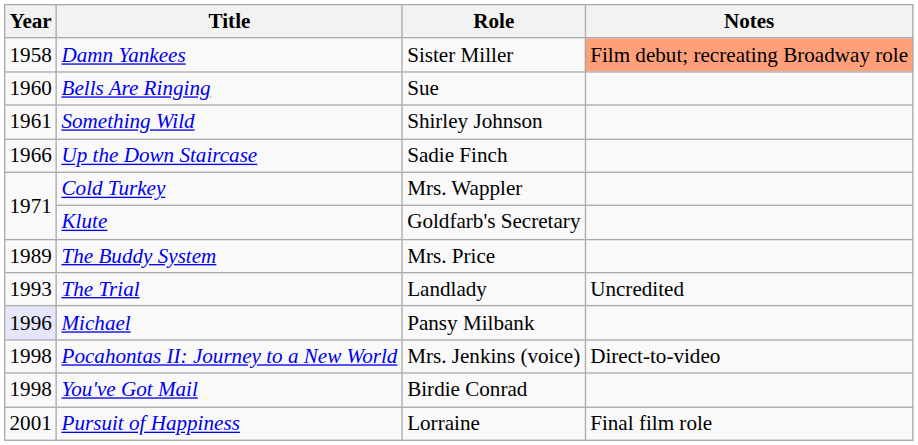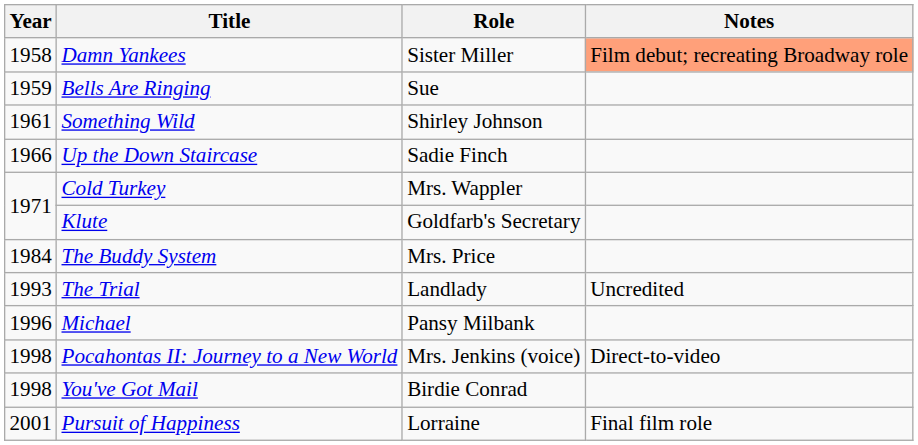(31, 88) 1960 -> (31, 88) 1959
(31, 255) 1989 -> (31, 255) 1984
(31, 322) lavender background -> (31, 322) no background
